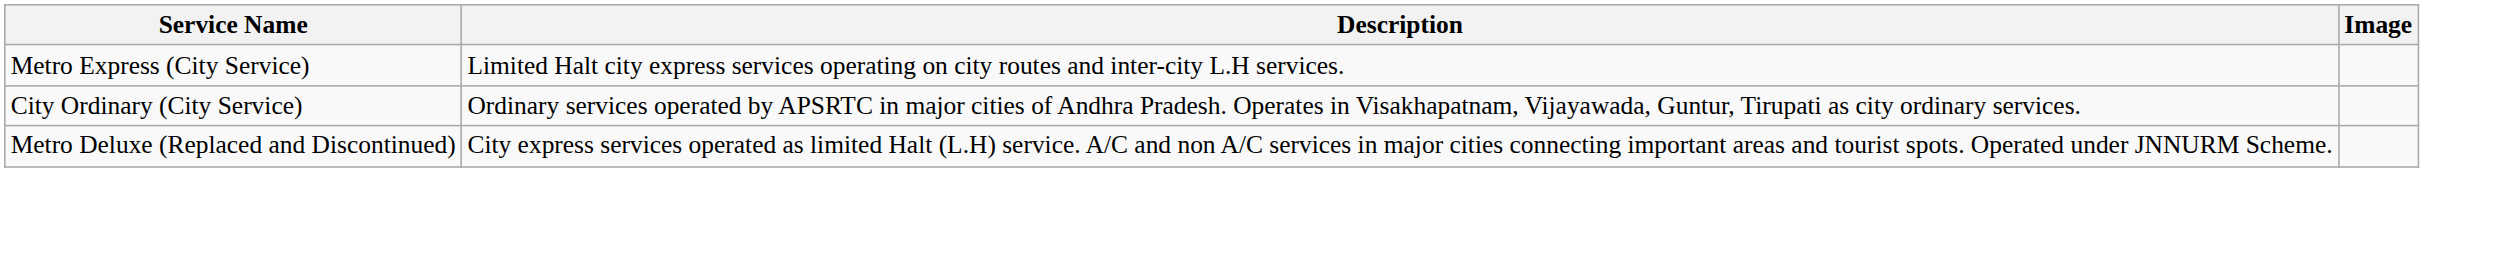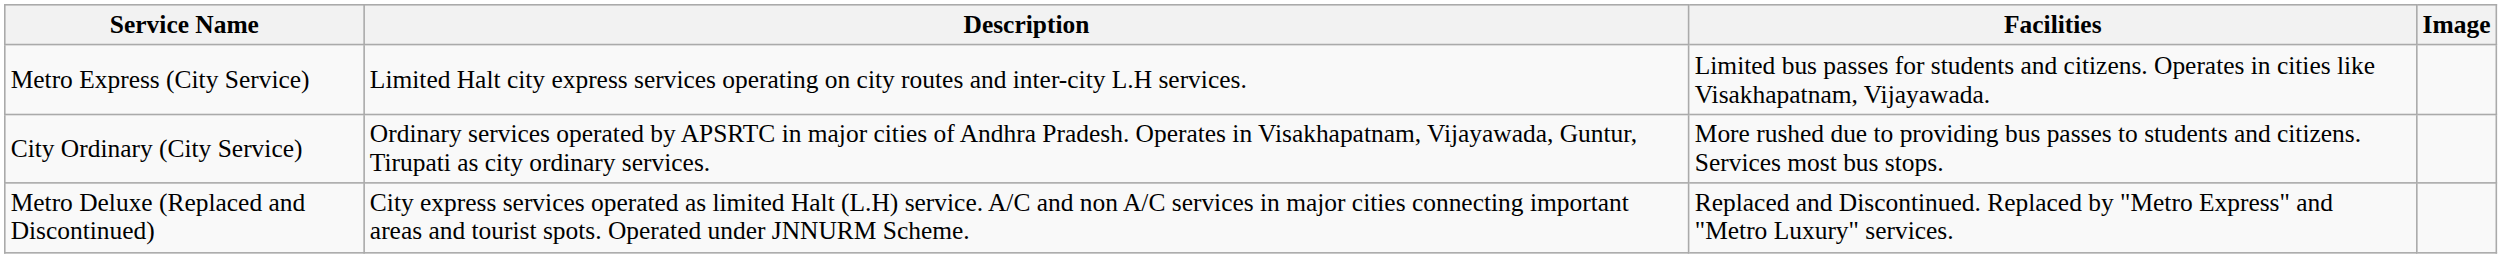+ column: (2053, 24)
